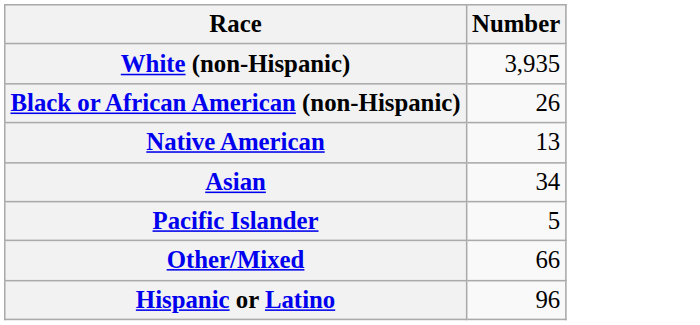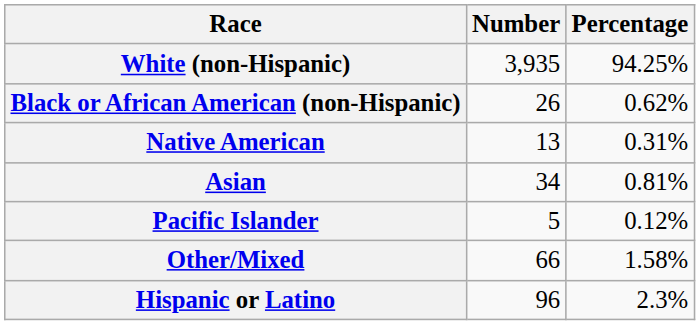+ column: (630, 24)
